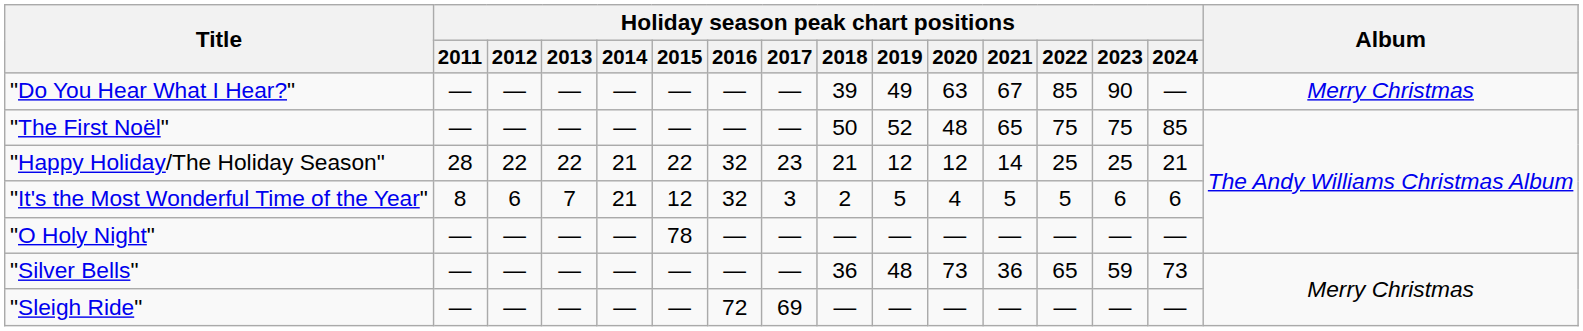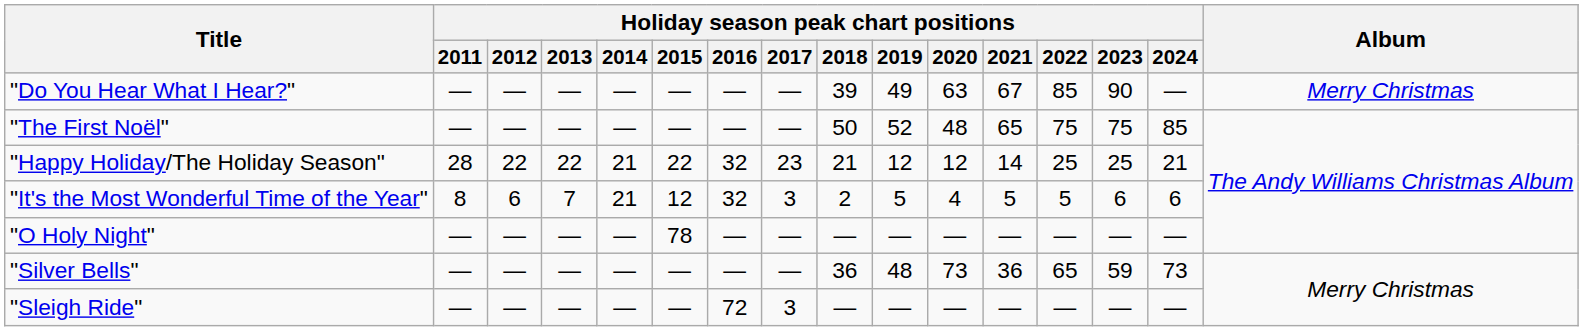(790, 307) 69 -> (790, 307) 3
